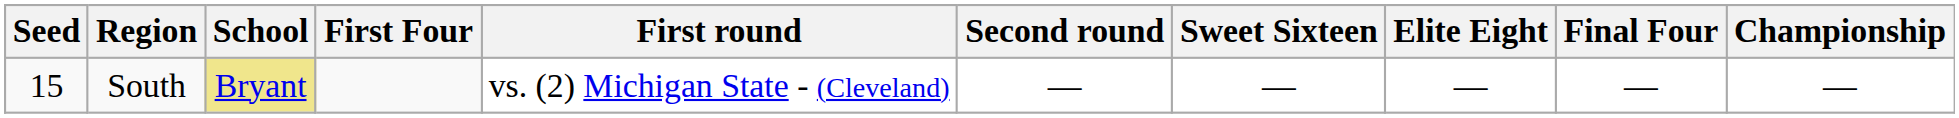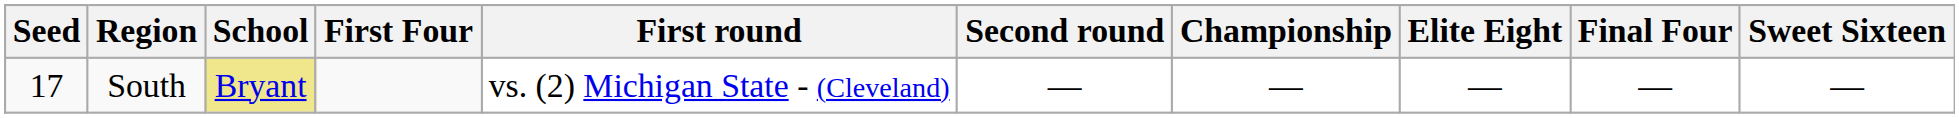columns swapped: (1279, 31) <-> (1840, 31)
(47, 84) 15 -> (47, 84) 17
